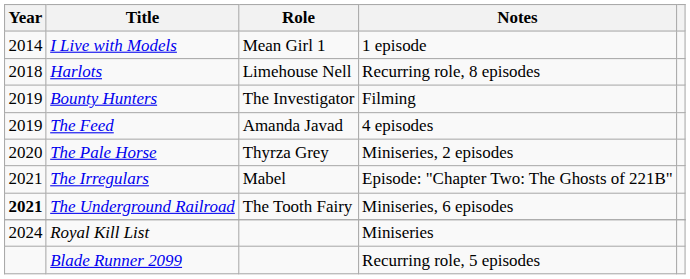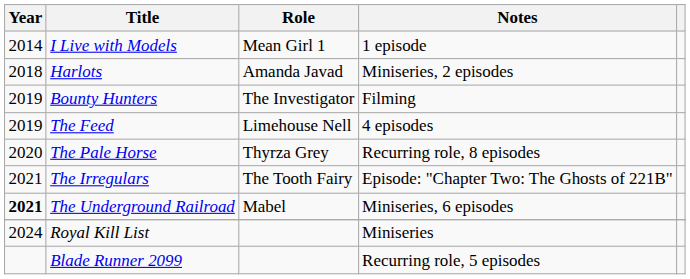(297, 71) Limehouse Nell -> (293, 71) Amanda Javad
(451, 71) Recurring role, 8 episodes -> (438, 71) Miniseries, 2 episodes
(293, 125) Amanda Javad -> (297, 125) Limehouse Nell
(438, 152) Miniseries, 2 episodes -> (451, 152) Recurring role, 8 episodes
(264, 179) Mabel -> (298, 179) The Tooth Fairy
(298, 206) The Tooth Fairy -> (264, 206) Mabel
